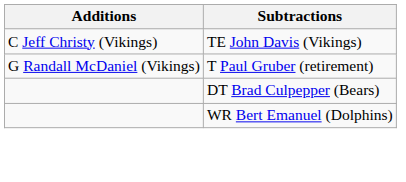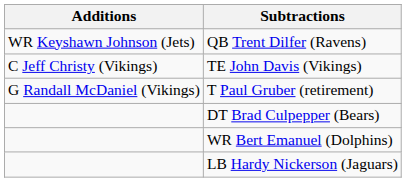+ row: (287, 41)
+ row: (302, 164)
